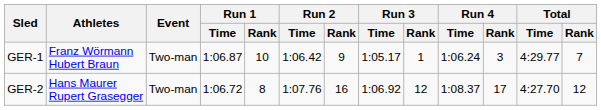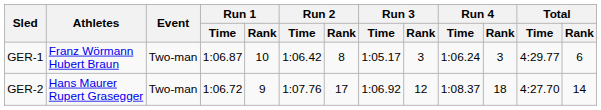(341, 58) 9 -> (341, 58) 8
(421, 58) 1 -> (421, 58) 3
(579, 58) 7 -> (579, 58) 6
(262, 90) 8 -> (262, 90) 9
(341, 90) 16 -> (341, 90) 17
(500, 90) 17 -> (500, 90) 18
(579, 90) 12 -> (579, 90) 14
